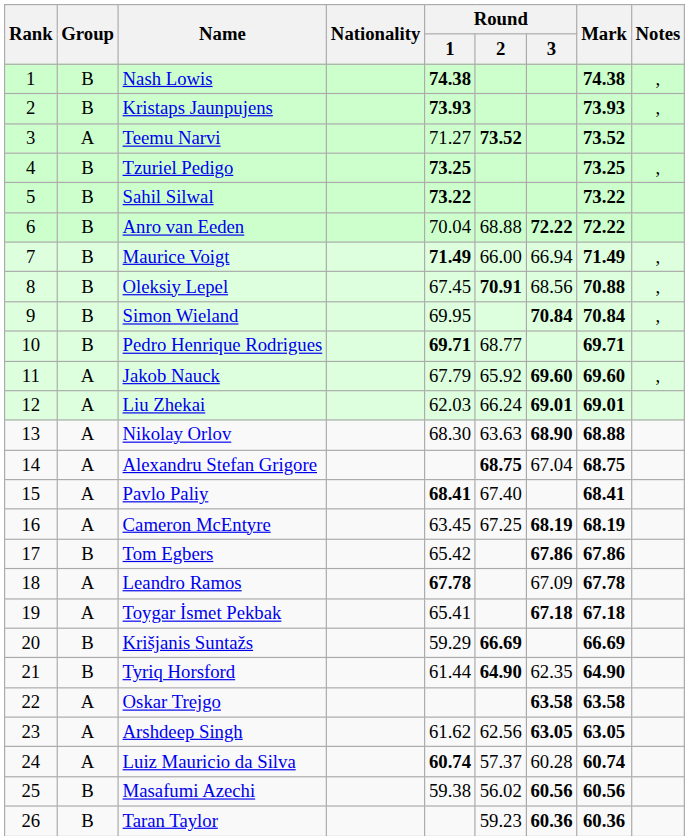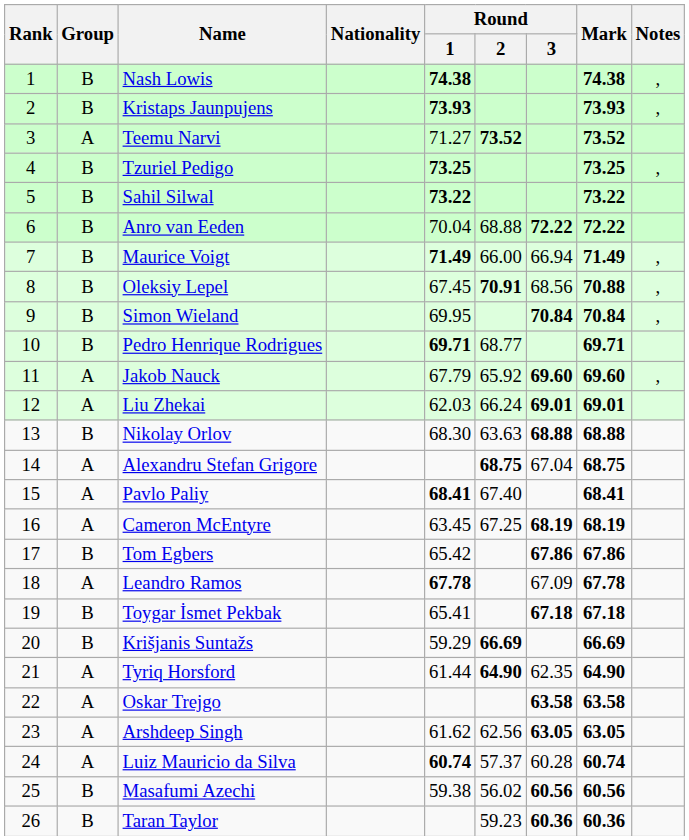(88, 434) A -> (88, 434) B
(552, 434) 68.90 -> (552, 434) 68.88
(88, 613) A -> (88, 613) B
(88, 672) B -> (88, 672) A
